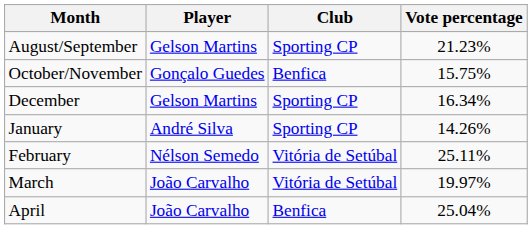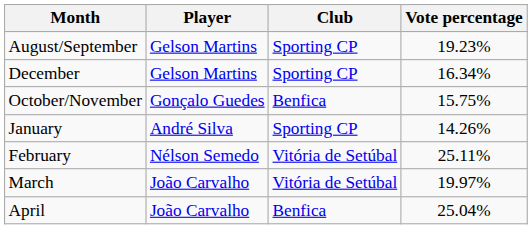(464, 45) 21.23% -> (464, 45) 19.23%
rows swapped: (75, 73) <-> (44, 100)
